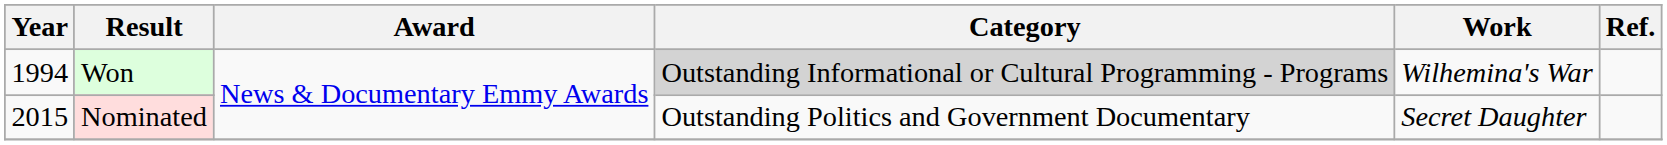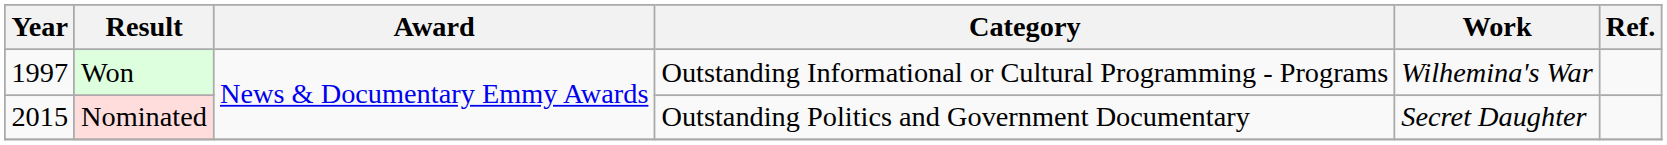(40, 71) 1994 -> (40, 71) 1997
(1025, 71) lightgrey background -> (1025, 71) no background
